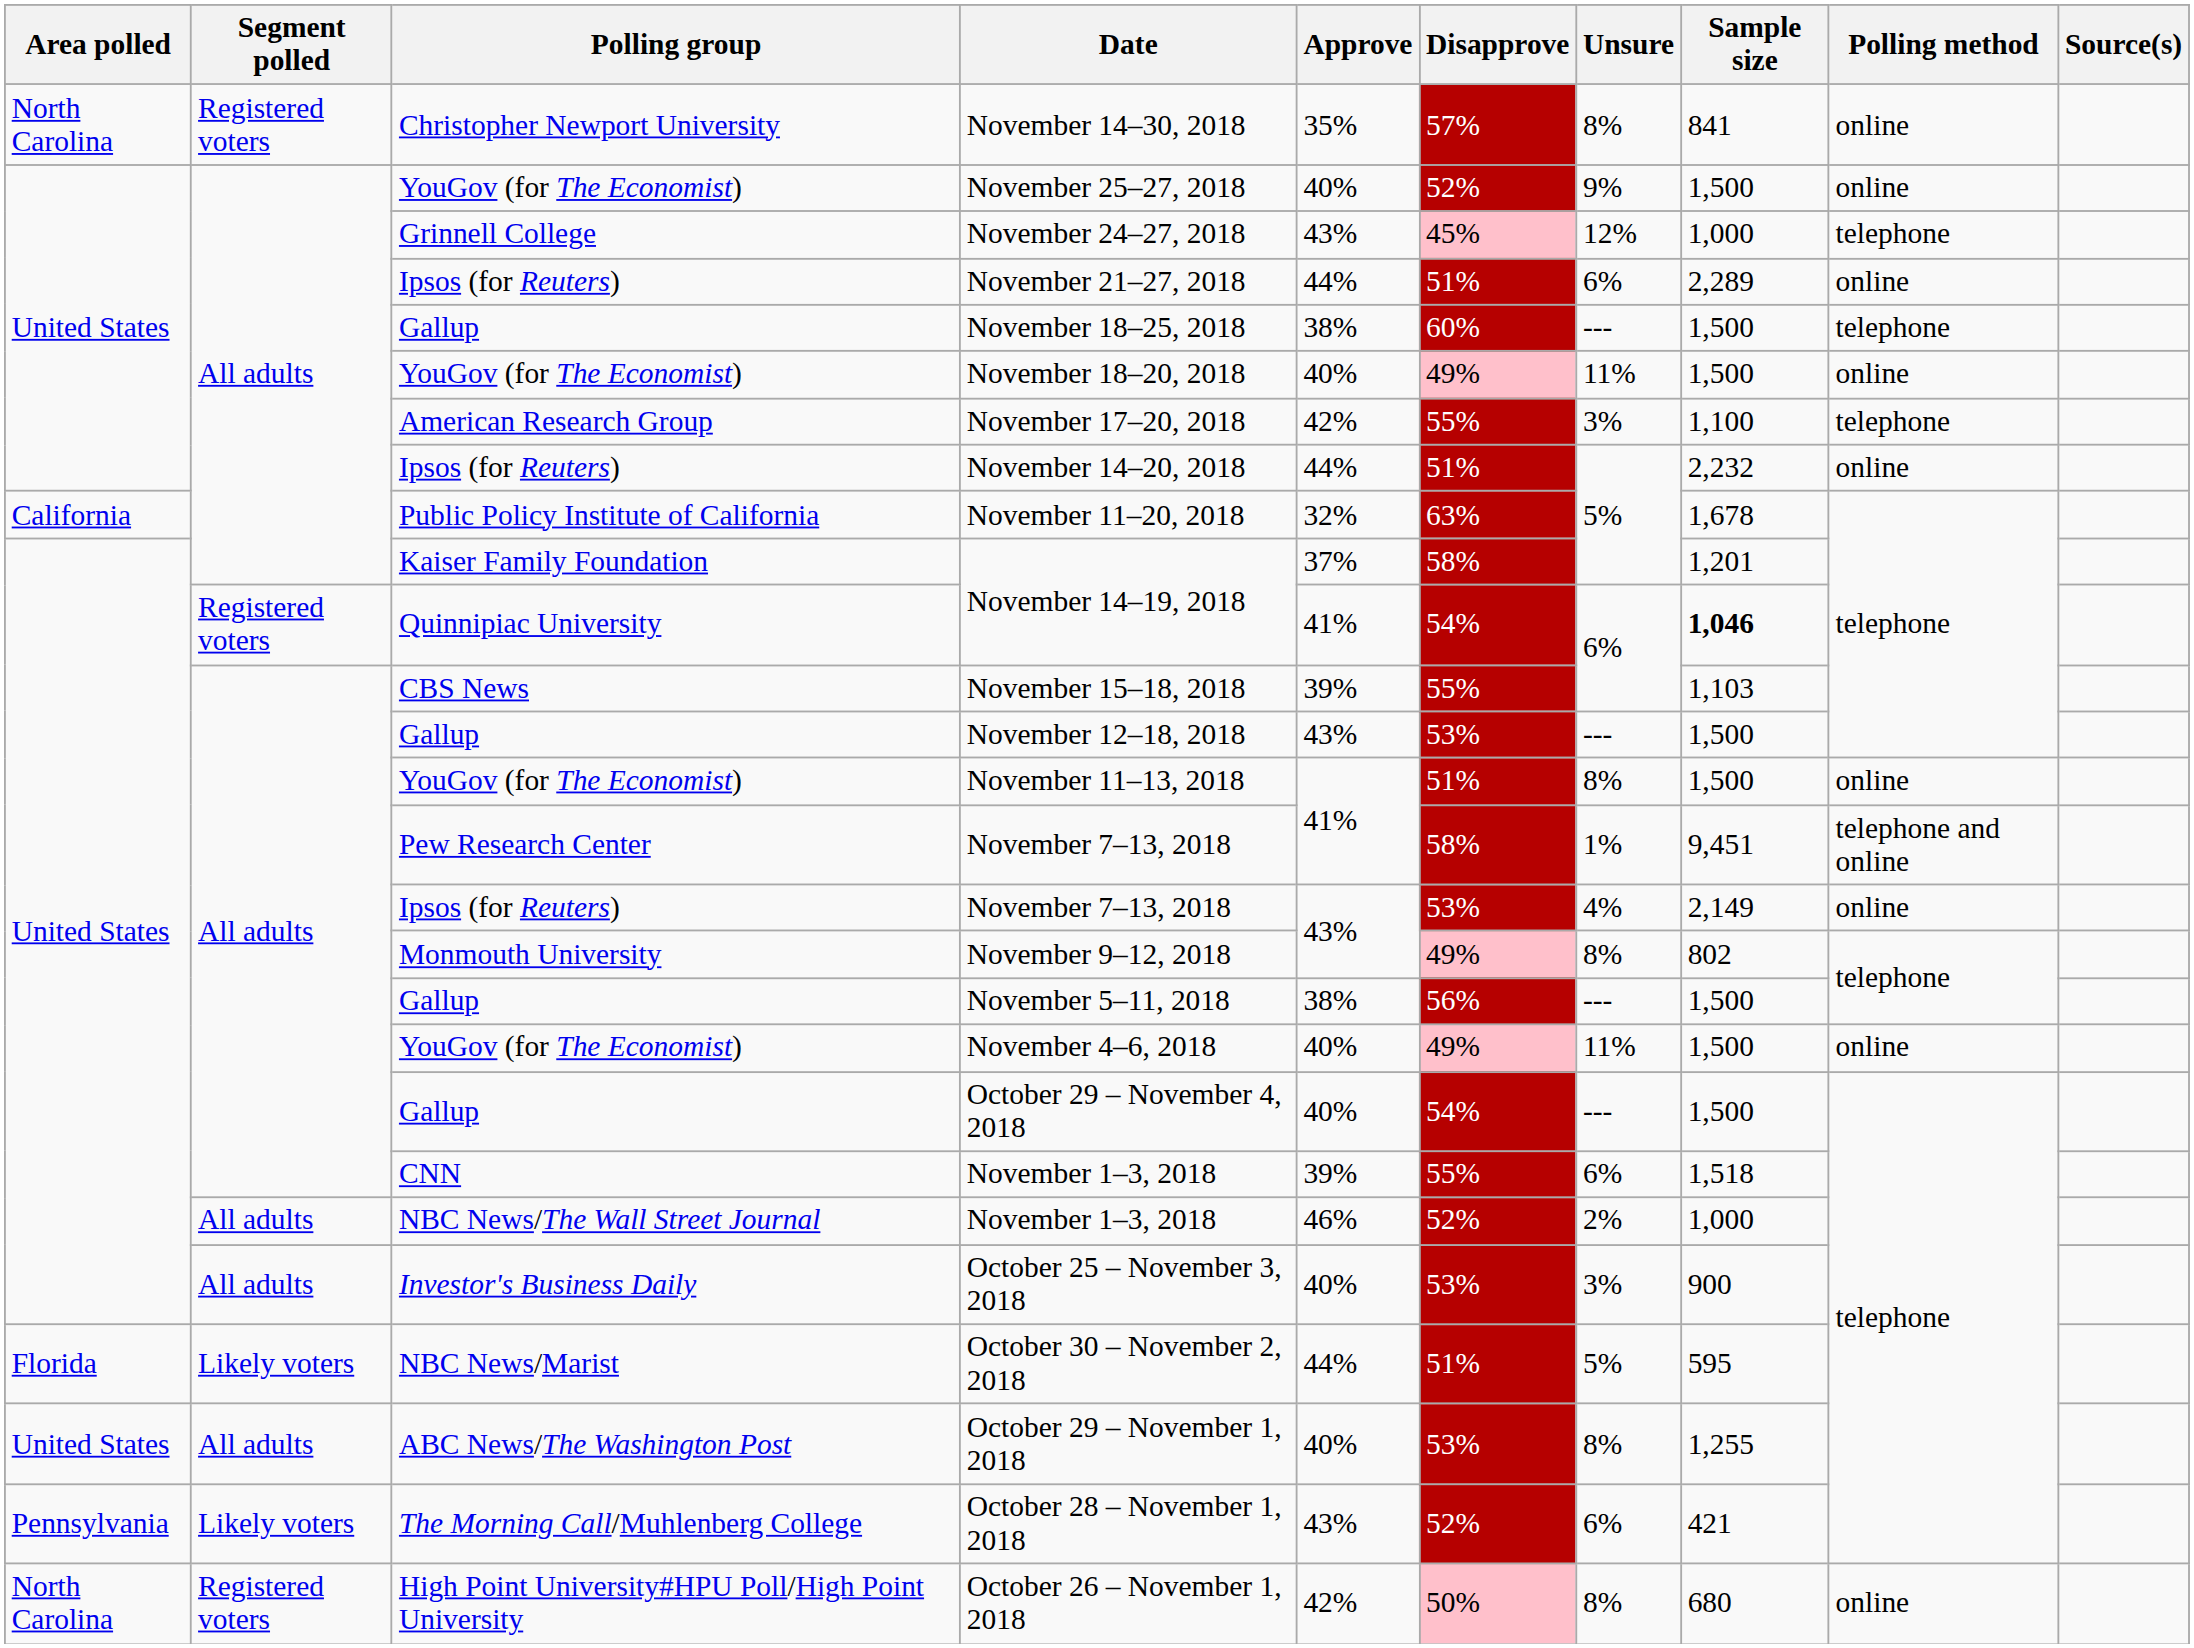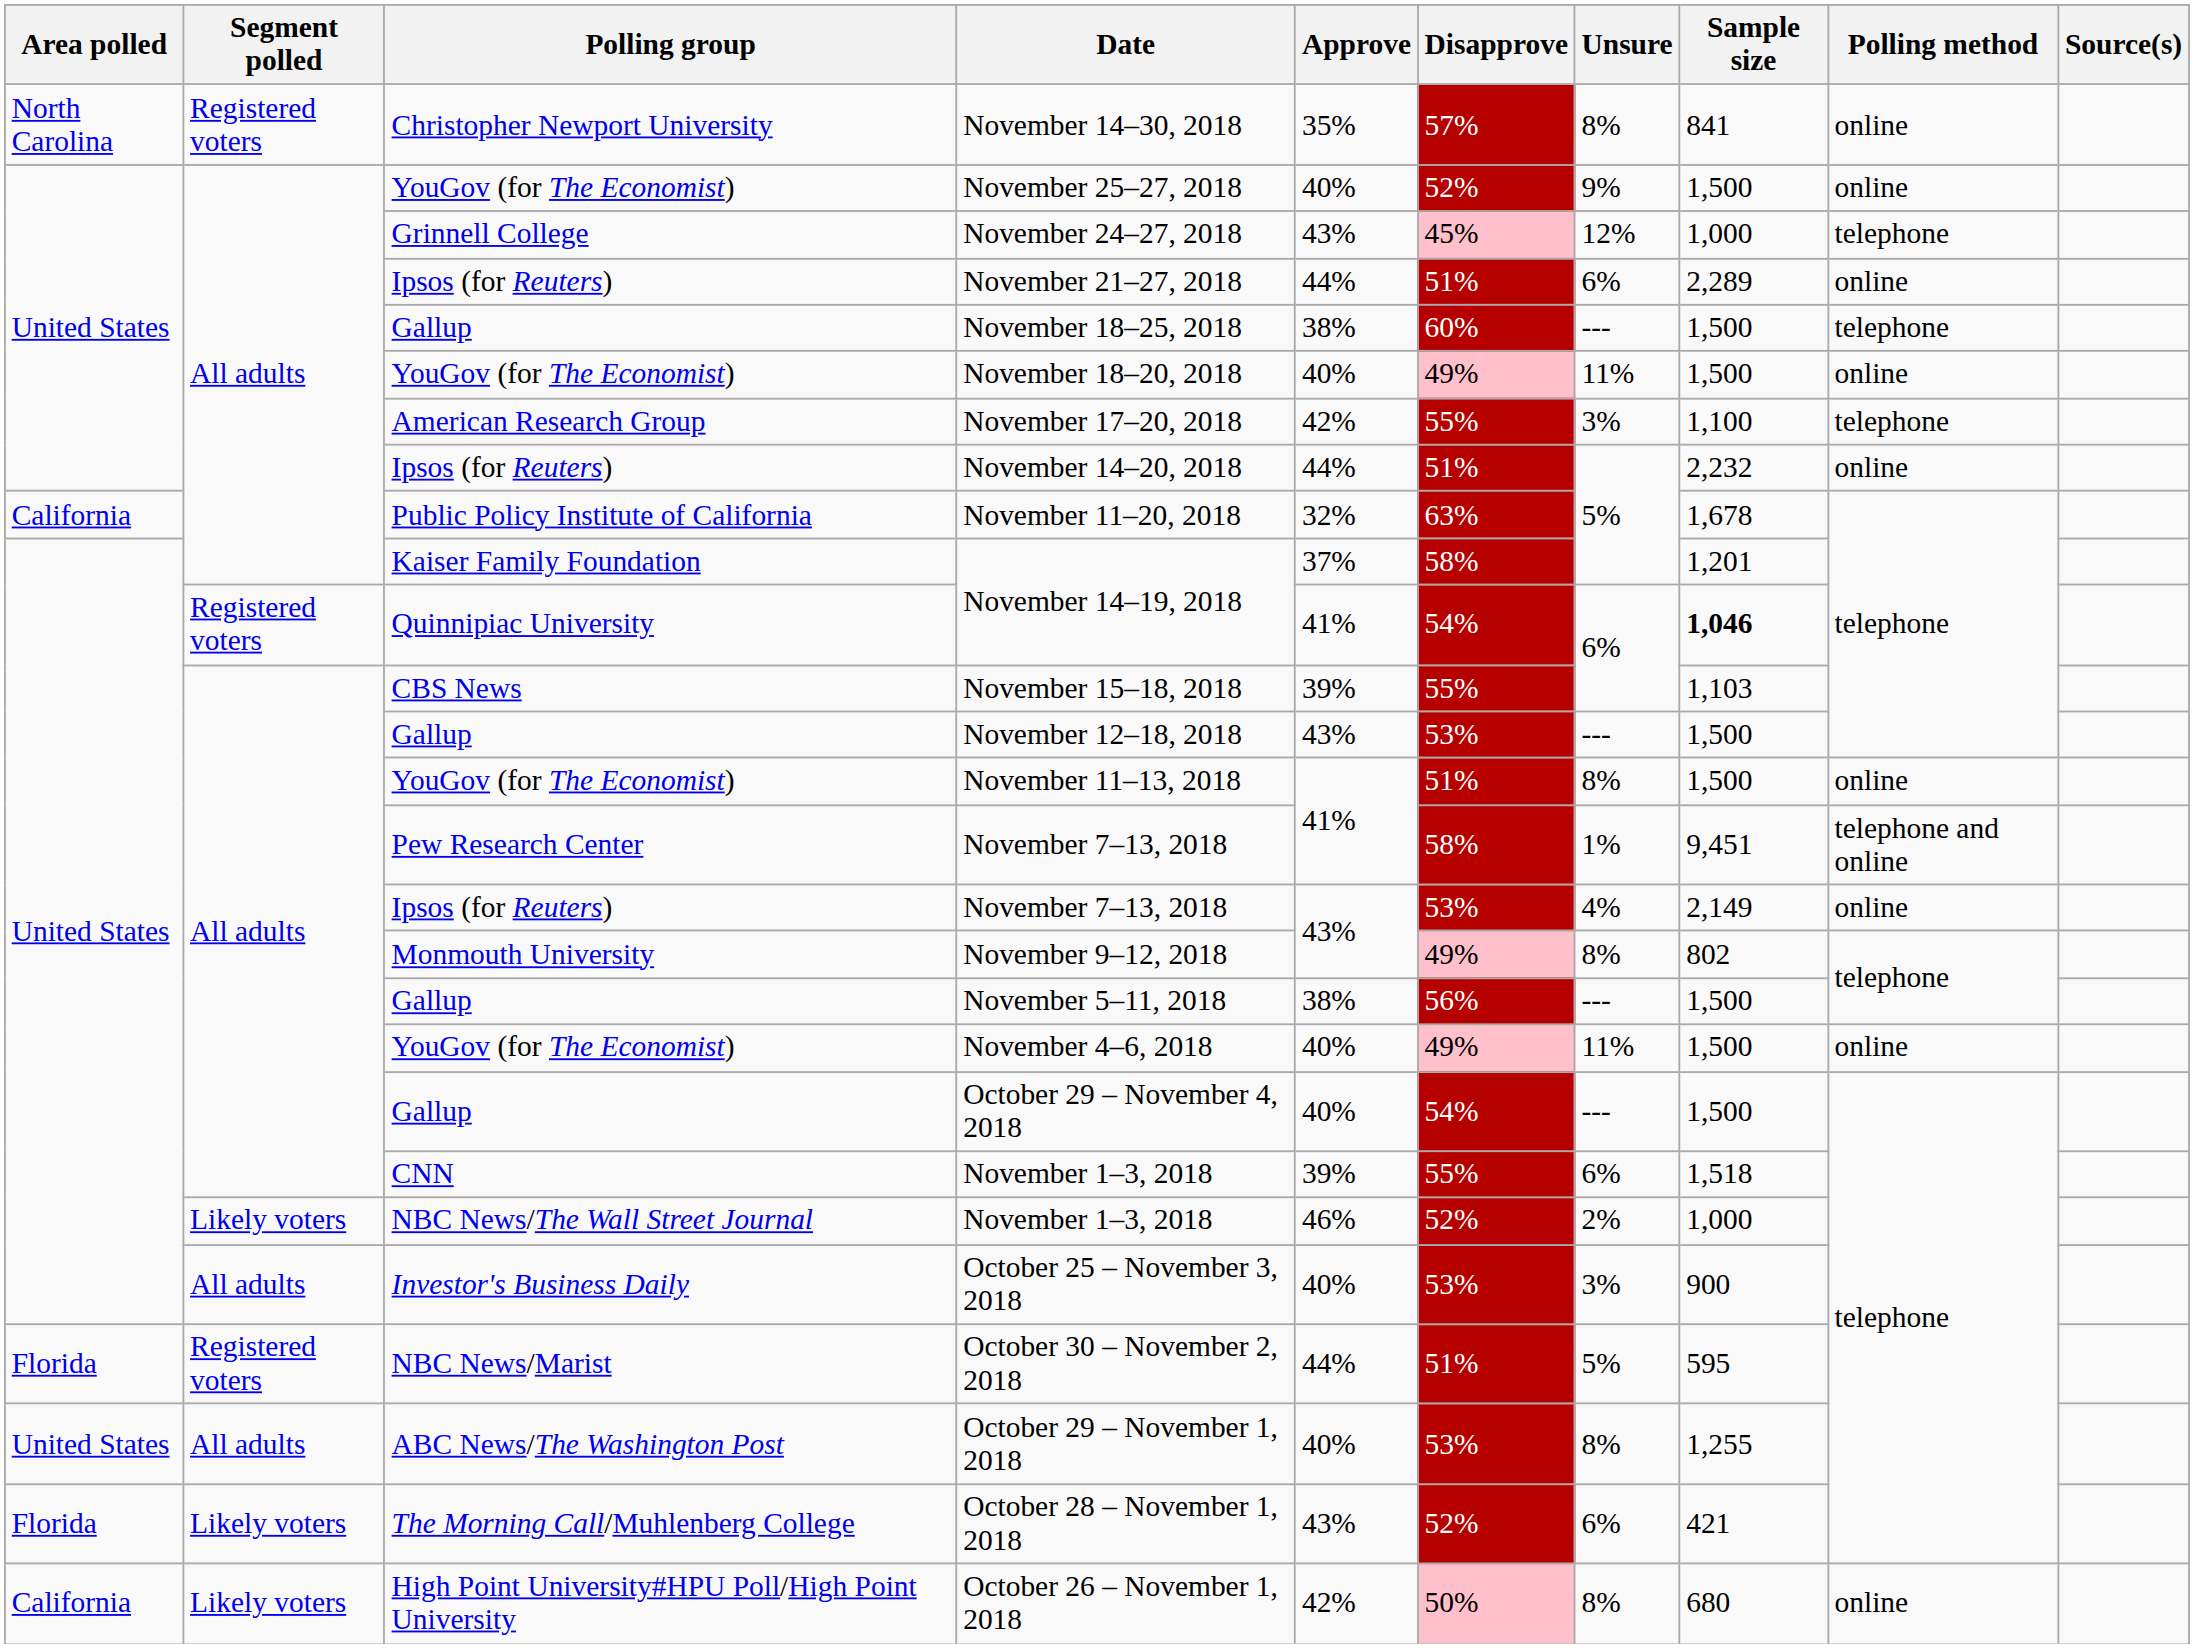(256, 1220) All adults -> (268, 1220) Likely voters
(276, 1363) Likely voters -> (253, 1363) Registered voters
(90, 1523) Pennsylvania -> (54, 1523) Florida
(62, 1603) North Carolina -> (71, 1603) California
(261, 1603) Registered voters -> (268, 1603) Likely voters
